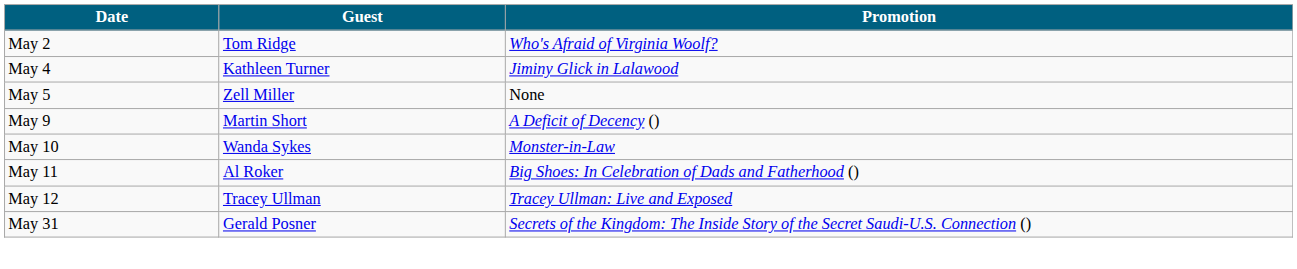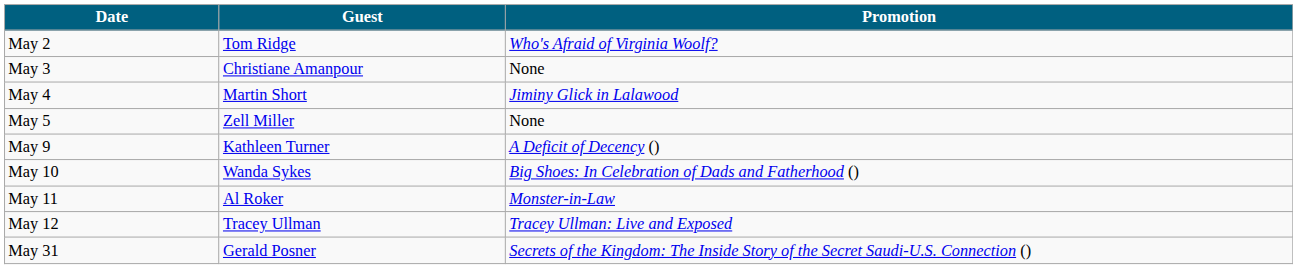+ row: (29, 69)
(276, 69) Kathleen Turner -> (265, 95) Martin Short
(265, 120) Martin Short -> (276, 146) Kathleen Turner
(562, 146) Monster-in-Law -> (684, 172) Big Shoes: In Celebration of Dads and Fatherhood ()
(684, 172) Big Shoes: In Celebration of Dads and Fatherhood () -> (562, 198) Monster-in-Law
